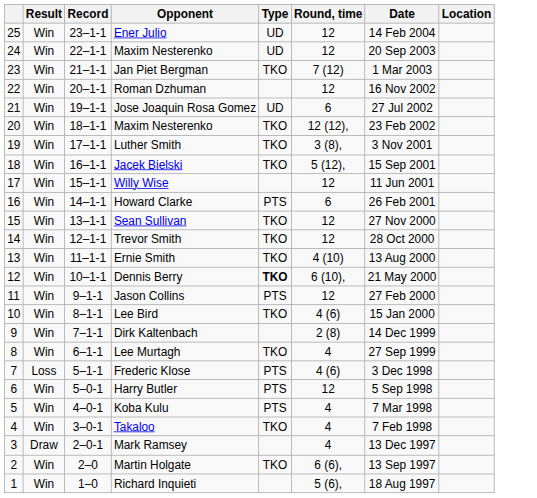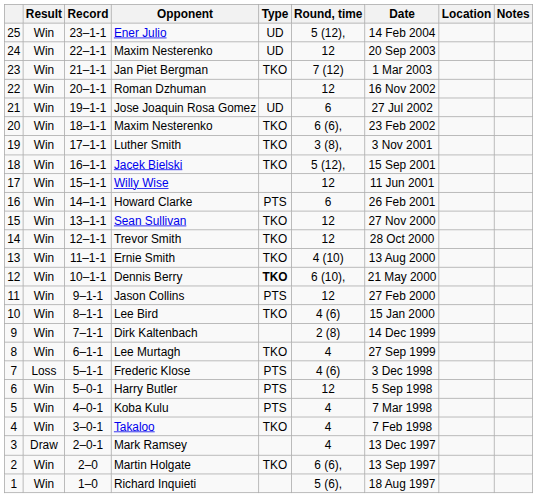+ column: (513, 14)
(328, 33) 12 -> (328, 33) 5 (12),
(328, 127) 12 (12), -> (328, 127) 6 (6),
